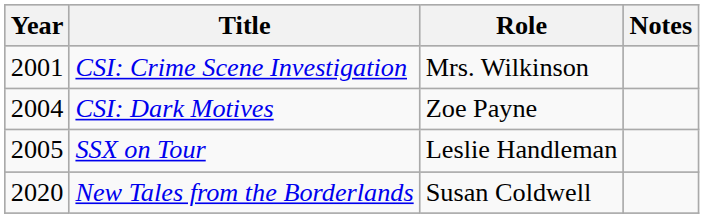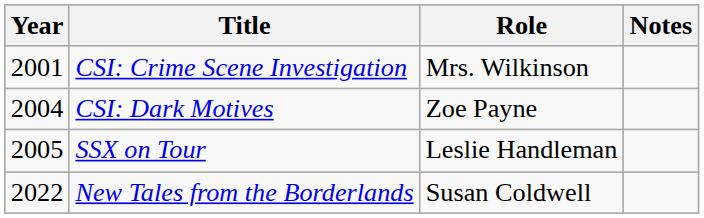(37, 191) 2020 -> (37, 191) 2022
